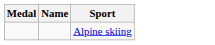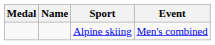+ column: (172, 13)
